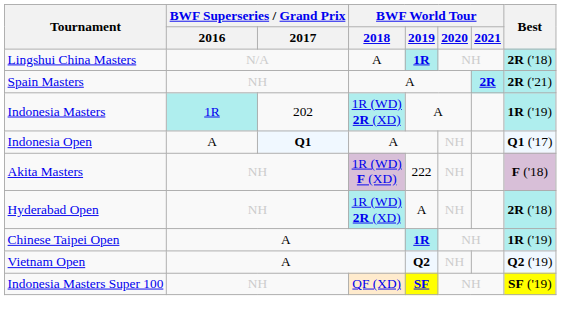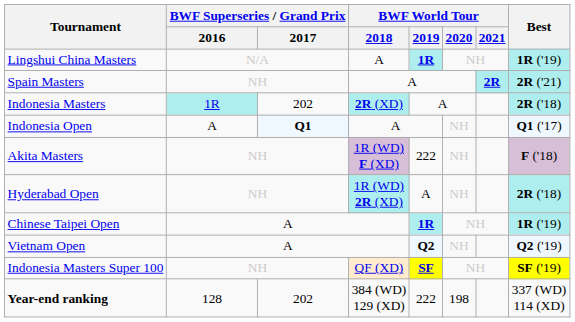(530, 60) 2R ('18) -> (539, 60) 1R ('19)
(377, 112) 1R (WD) 2R (XD) -> (379, 104) 2R (XD)
(530, 112) 1R ('19) -> (539, 104) 2R ('18)
+ row: (58, 298)
